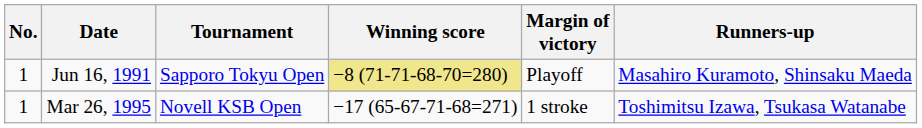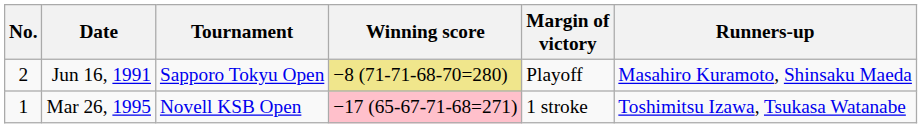(23, 75) 1 -> (23, 75) 2
(425, 107) no background -> (425, 107) pink background
